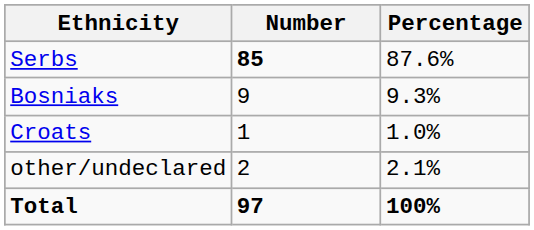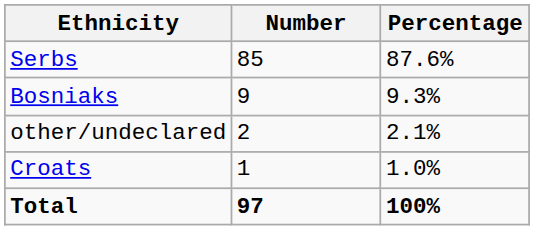(250, 60) bold -> (250, 60) normal
rows swapped: (51, 133) <-> (118, 170)
